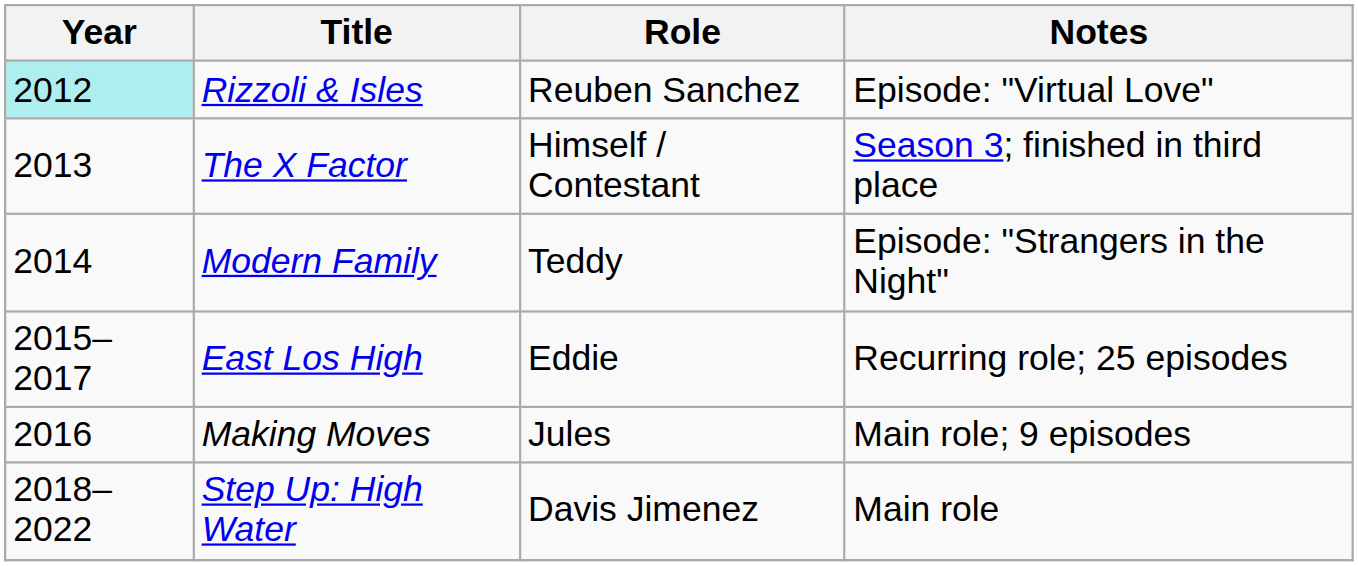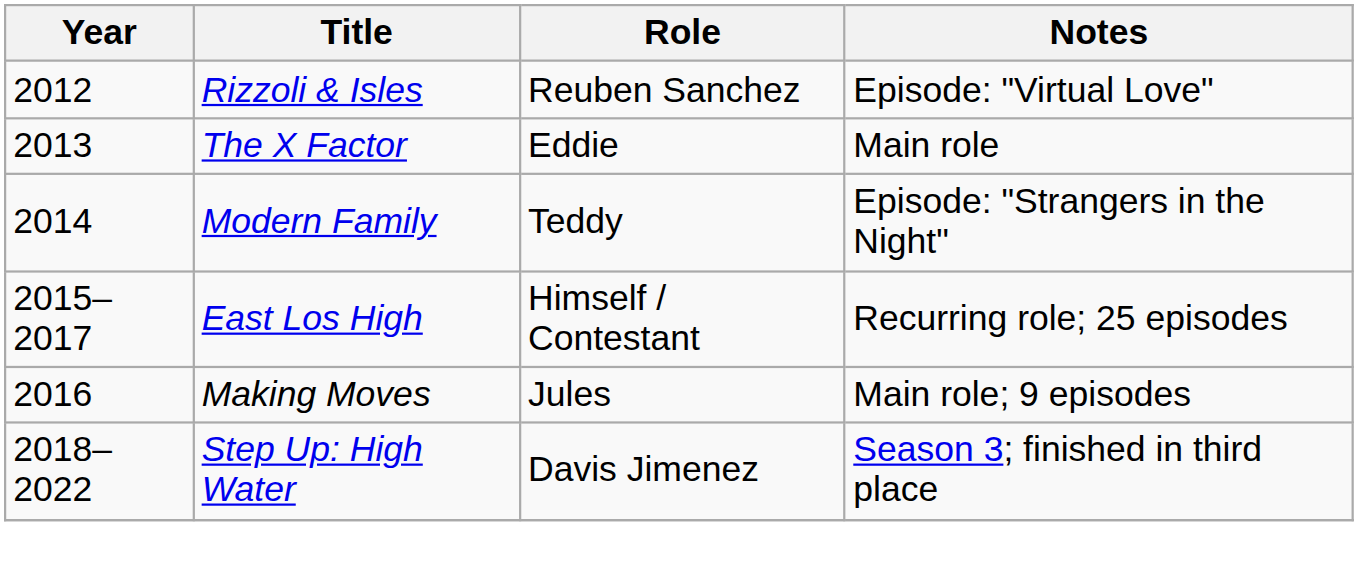(53, 88) paleturquoise background -> (53, 88) no background
(614, 165) Himself / Contestant -> (573, 145) Eddie
(1058, 165) Season 3; finished in third place -> (926, 145) Main role
(573, 357) Eddie -> (614, 317) Himself / Contestant
(926, 510) Main role -> (1058, 470) Season 3; finished in third place
